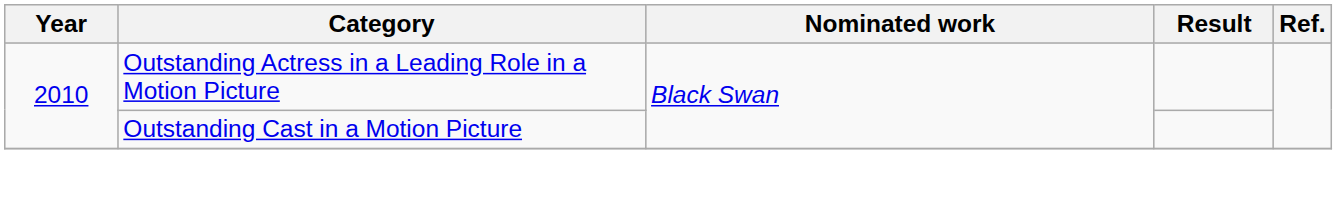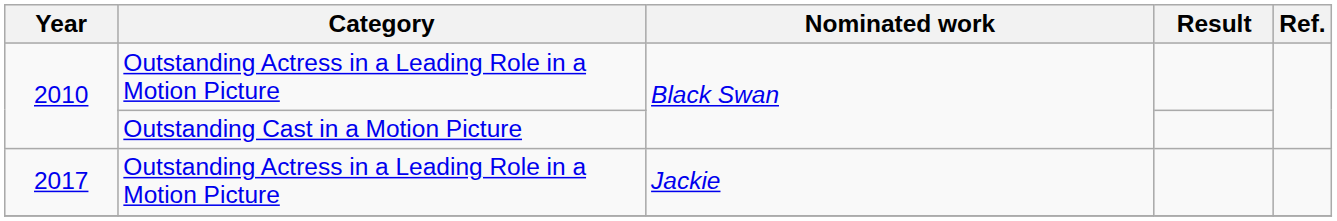+ row: (61, 181)
